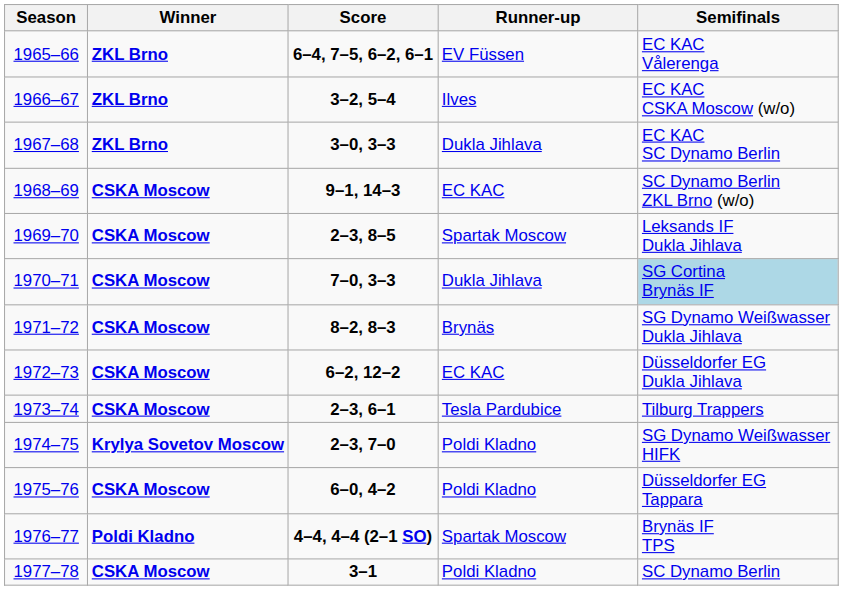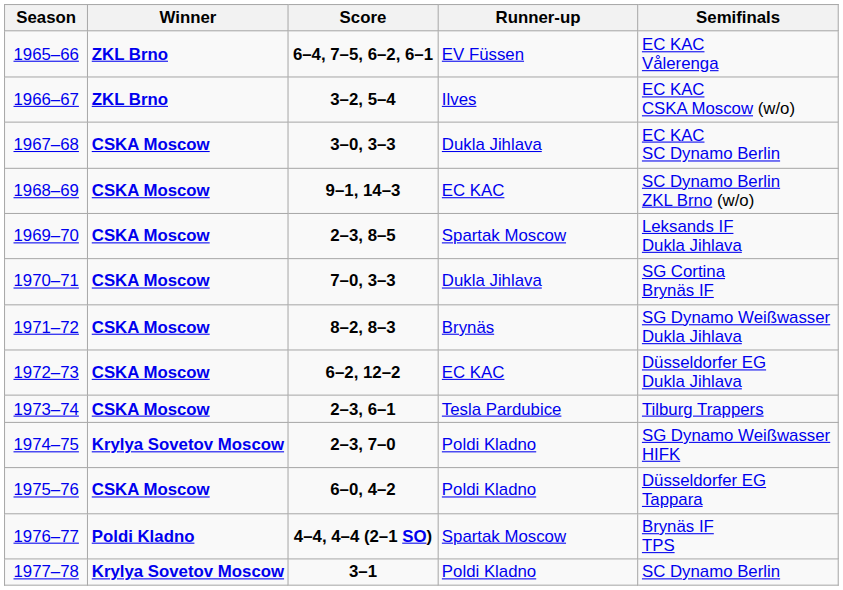(130, 145) ZKL Brno -> (151, 145) CSKA Moscow
(683, 281) lightblue background -> (683, 281) no background
(151, 572) CSKA Moscow -> (188, 572) Krylya Sovetov Moscow
